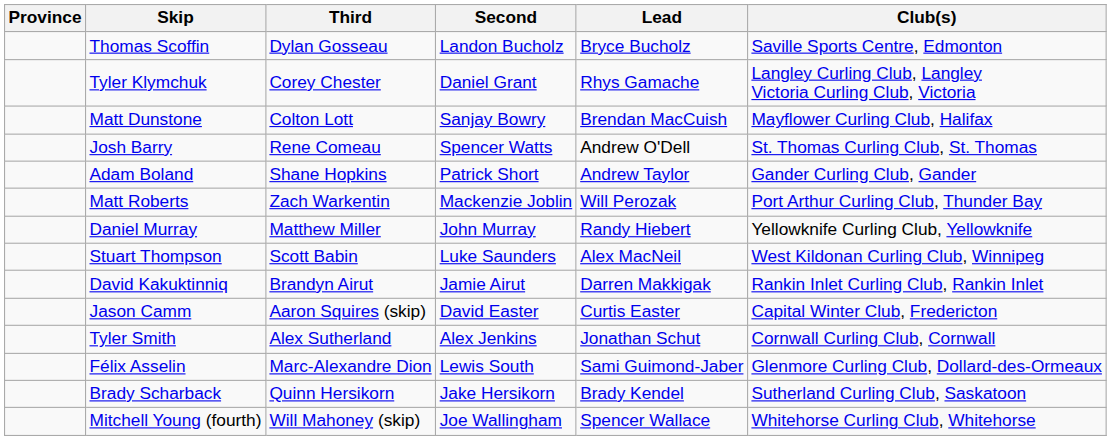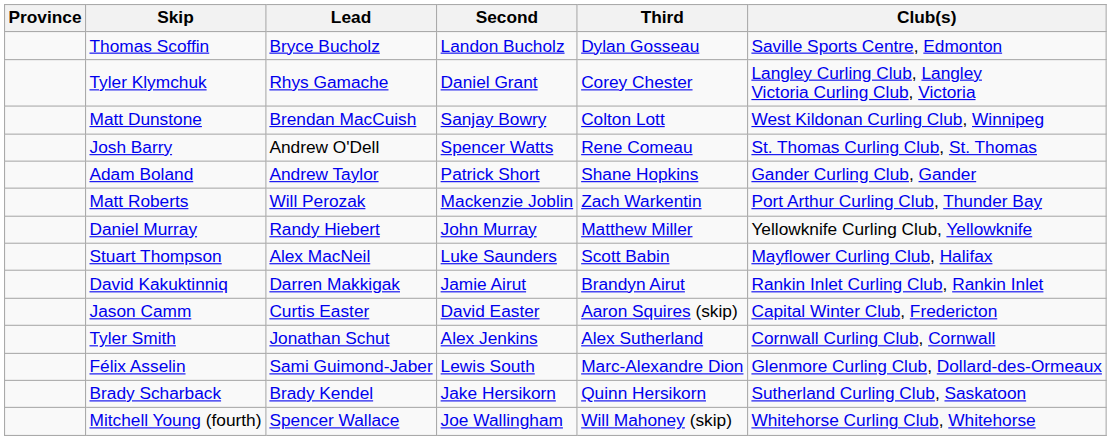columns swapped: (351, 18) <-> (662, 18)
(872, 119) Mayflower Curling Club, Halifax -> (898, 119) West Kildonan Curling Club, Winnipeg
(898, 256) West Kildonan Curling Club, Winnipeg -> (872, 256) Mayflower Curling Club, Halifax
